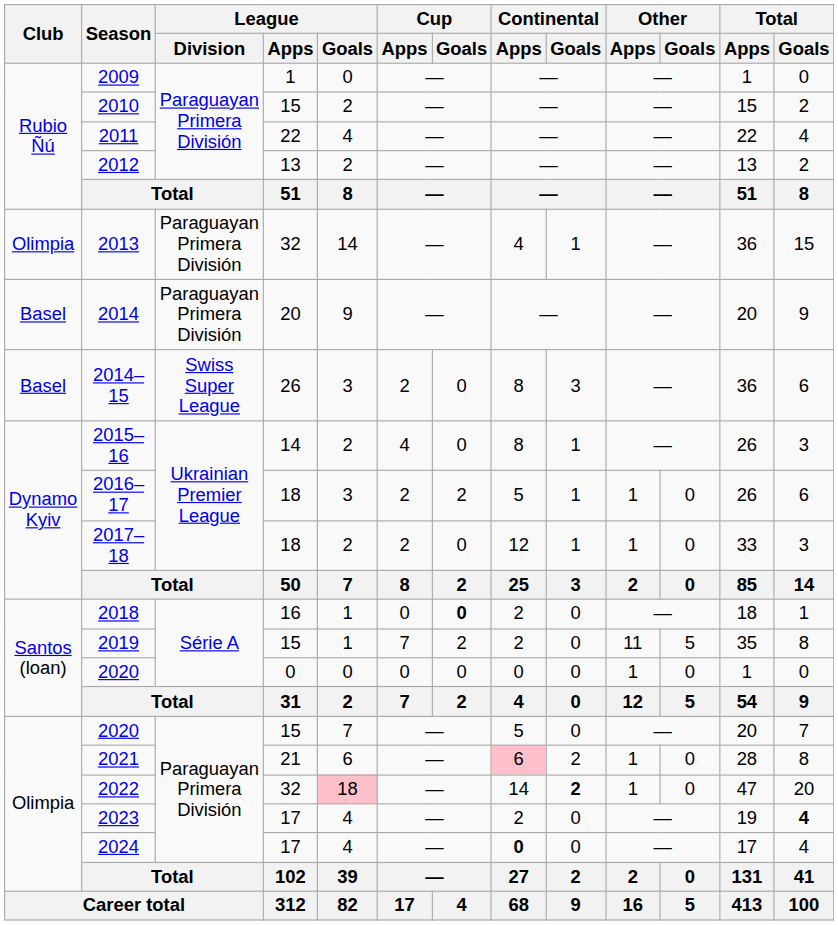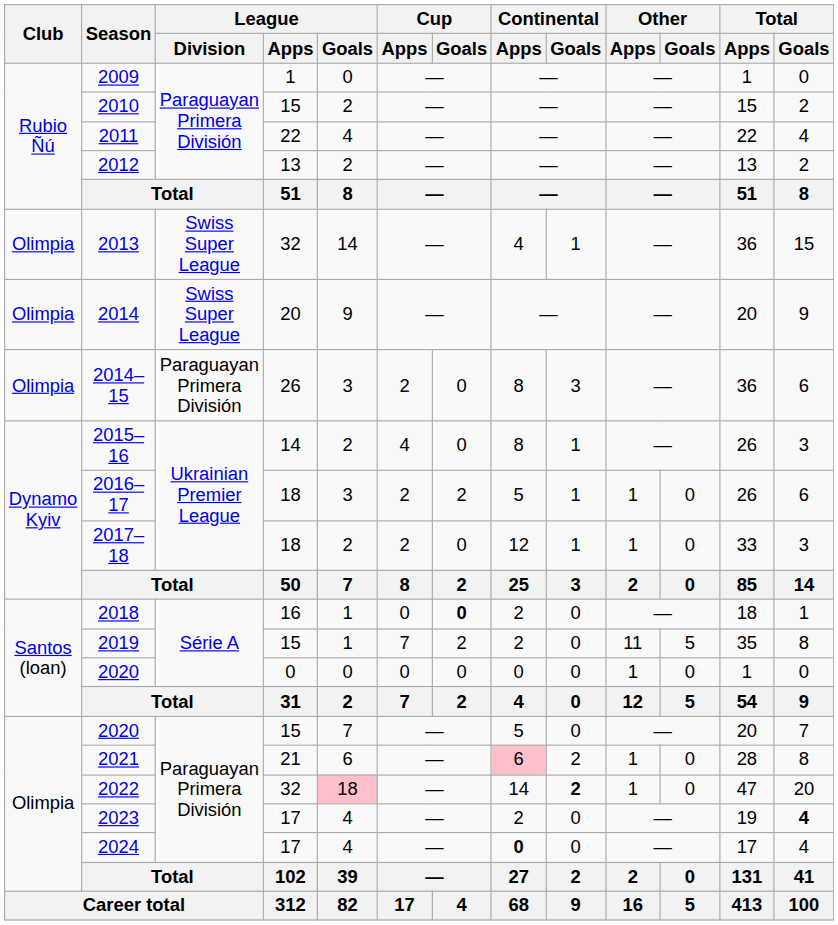(209, 244) Paraguayan Primera División -> (209, 244) Swiss Super League
(43, 314) Basel -> (43, 314) Olimpia
(209, 314) Paraguayan Primera División -> (209, 314) Swiss Super League
(43, 385) Basel -> (43, 385) Olimpia
(209, 385) Swiss Super League -> (209, 385) Paraguayan Primera División
